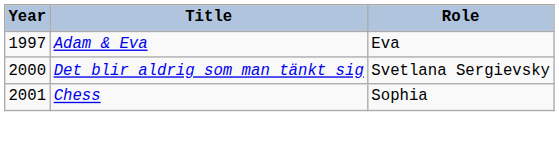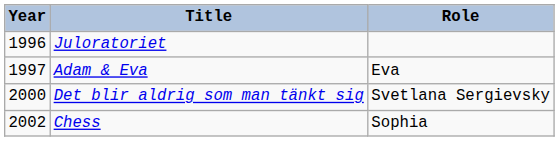+ row: (110, 44)
(27, 97) 2001 -> (27, 123) 2002
